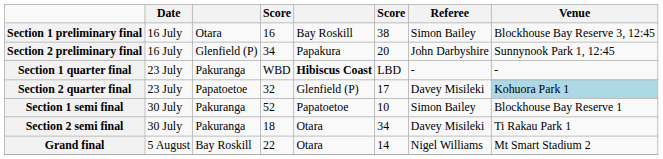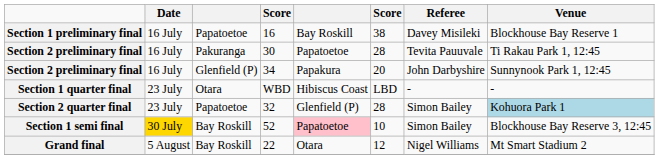(209, 32) Otara -> (221, 32) Papatoetoe
(443, 32) Simon Bailey -> (444, 32) Davey Misileki
(575, 32) Blockhouse Bay Reserve 3, 12:45 -> (554, 32) Blockhouse Bay Reserve 1
+ row: (269, 51)
(220, 70) Pakuranga -> (209, 88) Otara
(334, 70) bold -> (332, 88) normal
(383, 88) 17 -> (379, 107) 28
(448, 88) Davey Misileki -> (439, 107) Simon Bailey
(165, 107) no background -> (165, 126) gold background
(220, 107) Pakuranga -> (224, 126) Bay Roskill
(323, 107) no background -> (323, 126) pink background
(558, 107) Blockhouse Bay Reserve 1 -> (571, 126) Blockhouse Bay Reserve 3, 12:45
- row: (269, 126)
(383, 145) 14 -> (379, 145) 12
